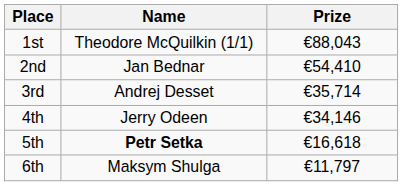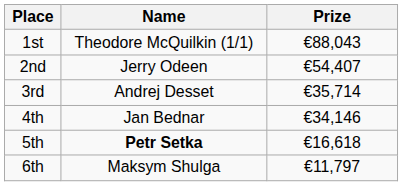(164, 67) Jan Bednar -> (164, 67) Jerry Odeen
(332, 67) €54,410 -> (332, 67) €54,407
(164, 117) Jerry Odeen -> (164, 117) Jan Bednar
